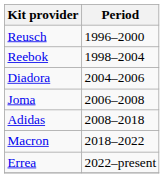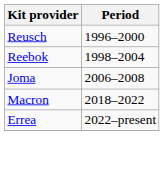- row: (29, 78)
- row: (26, 120)
